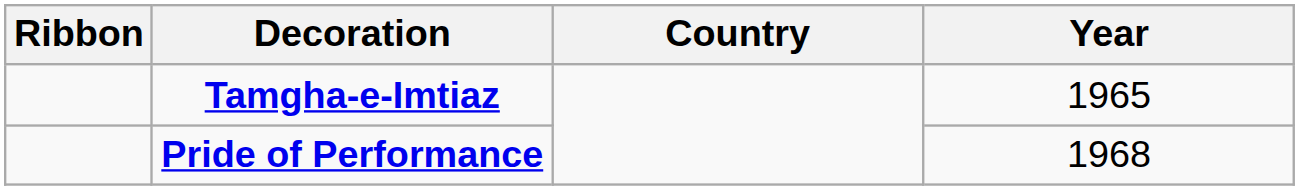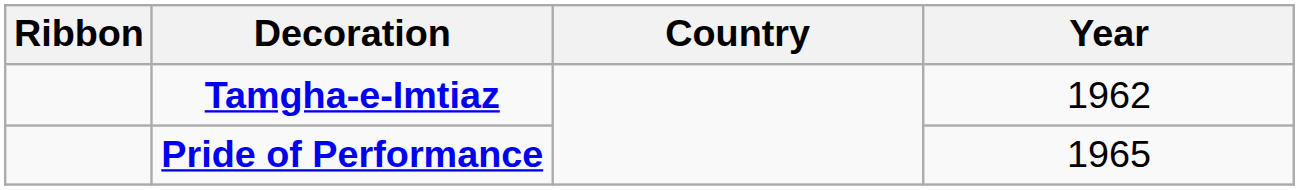(1109, 94) 1965 -> (1109, 94) 1962
(1109, 154) 1968 -> (1109, 154) 1965
